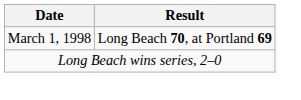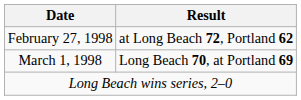+ row: (60, 38)
